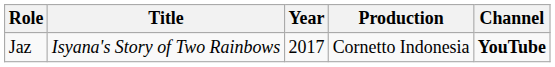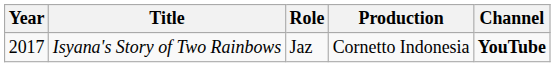columns swapped: (306, 18) <-> (26, 18)
